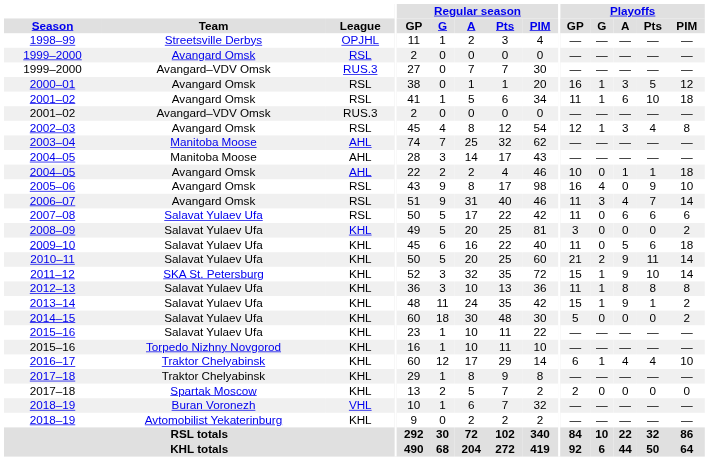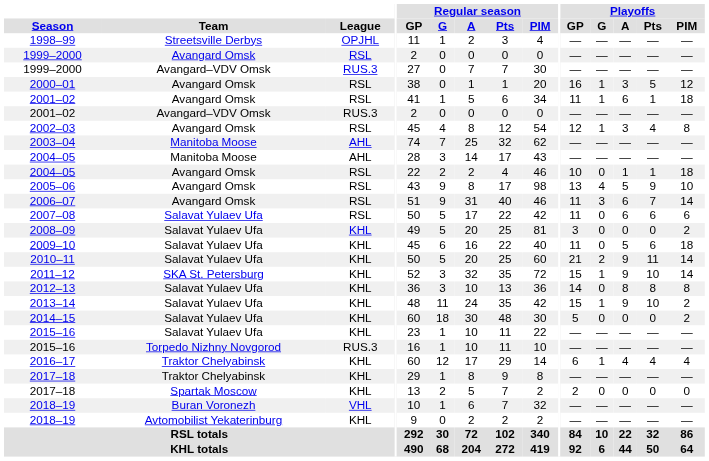(653, 99) 10 -> (653, 99) 1
(360, 172) AHL -> (360, 172) RSL
(575, 186) 16 -> (575, 186) 13
(625, 186) 0 -> (625, 186) 5
(625, 201) 4 -> (625, 201) 6
(575, 288) 11 -> (575, 288) 14
(602, 288) 1 -> (602, 288) 0
(653, 303) 1 -> (653, 303) 10
(360, 347) KHL -> (360, 347) RUS.3
(687, 361) 10 -> (687, 361) 4
